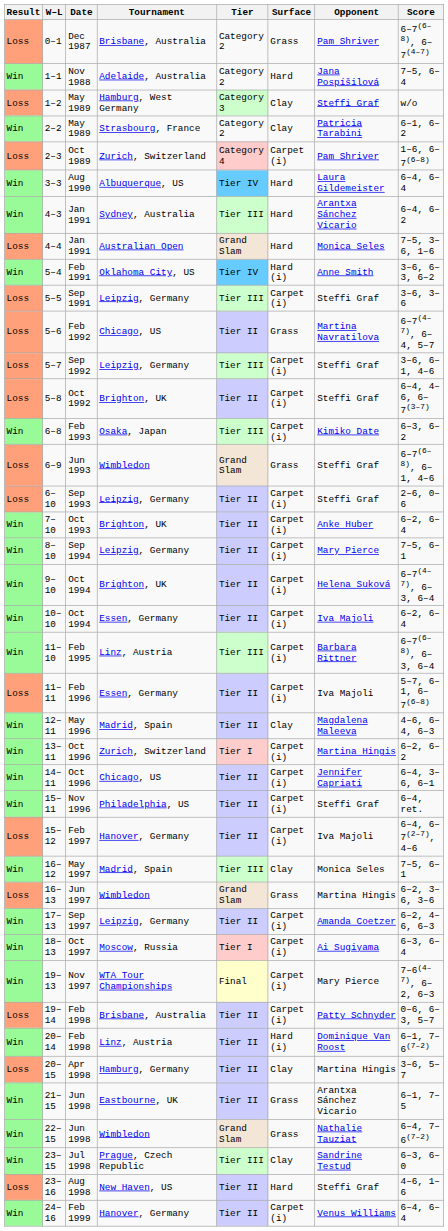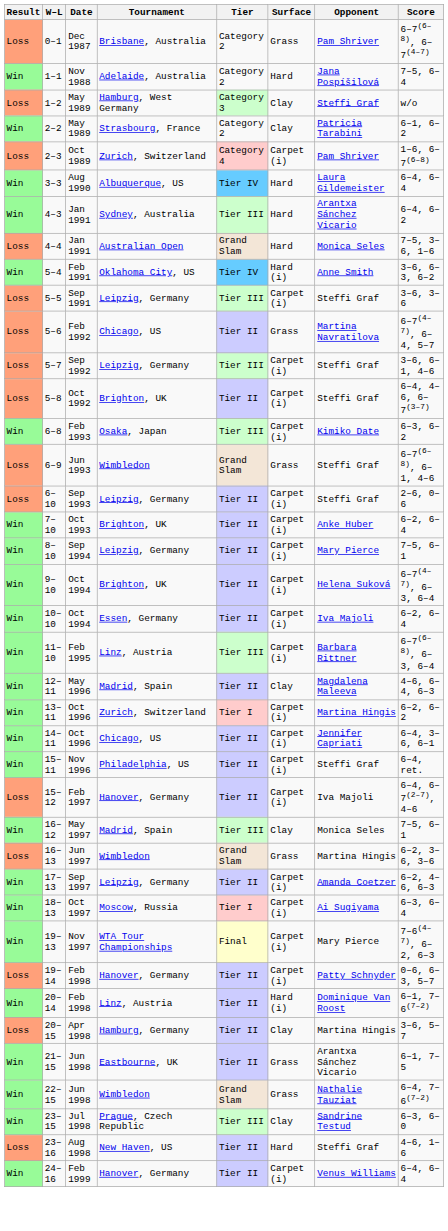- row: (53, 693)
(153, 1015) Brisbane, Australia -> (144, 976) Hanover, Germany
